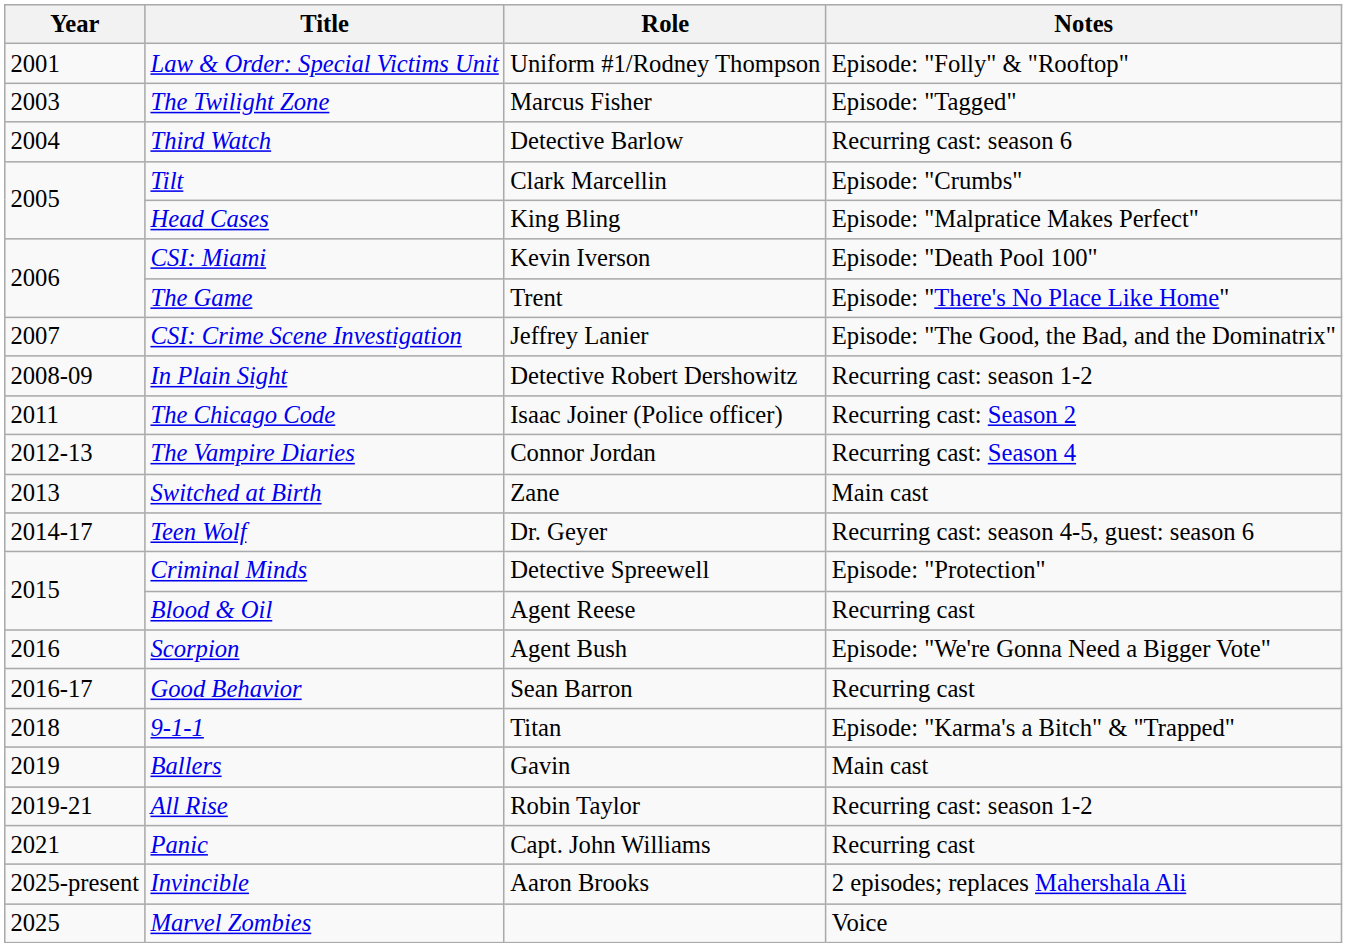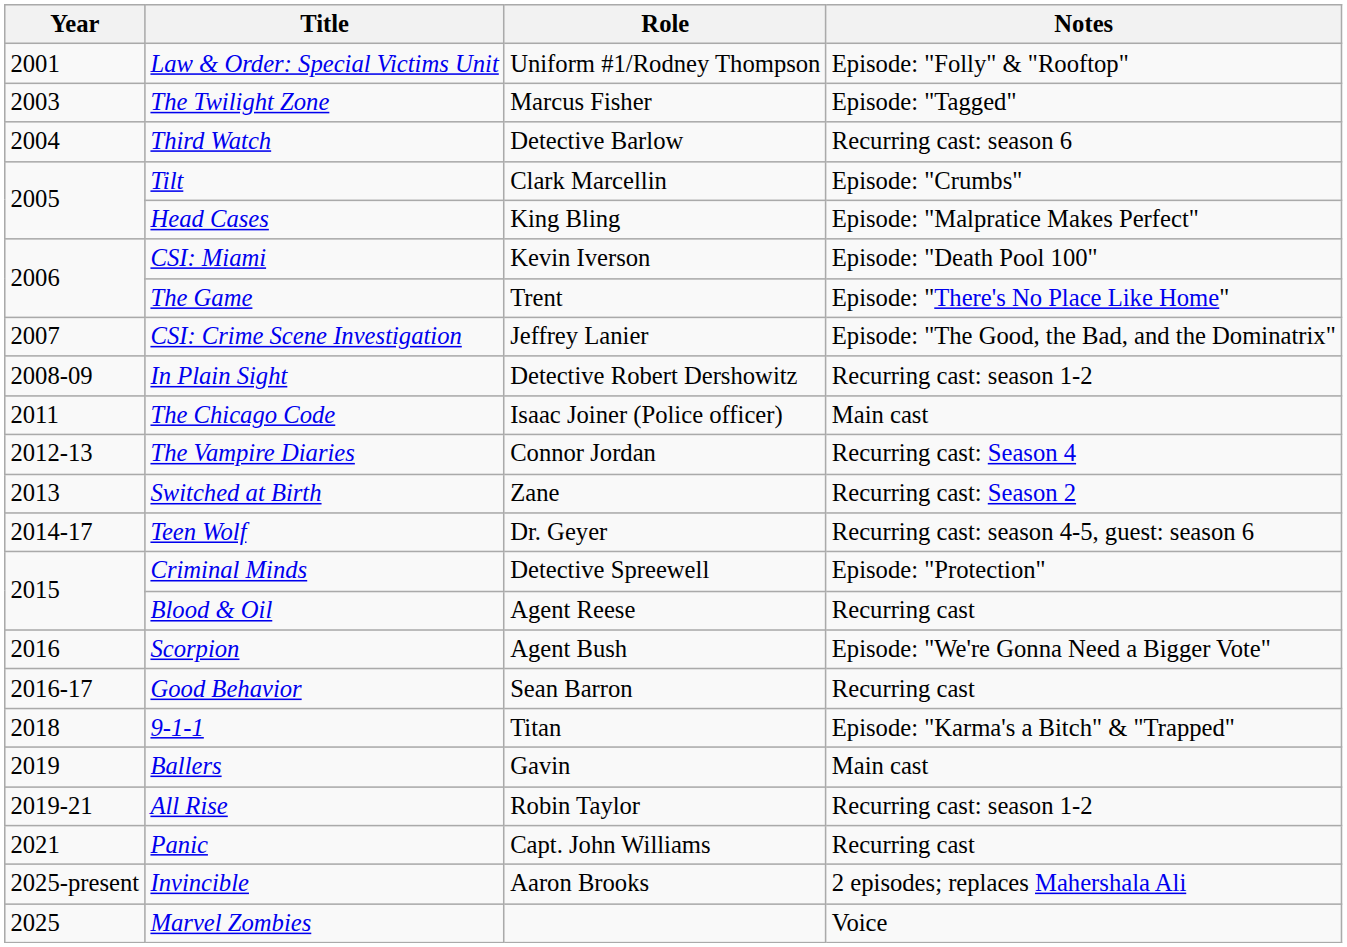(954, 414) Recurring cast: Season 2 -> (880, 414) Main cast
(880, 492) Main cast -> (954, 492) Recurring cast: Season 2
